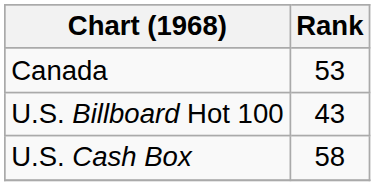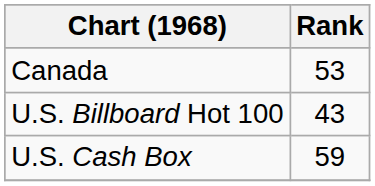(330, 157) 58 -> (330, 157) 59
